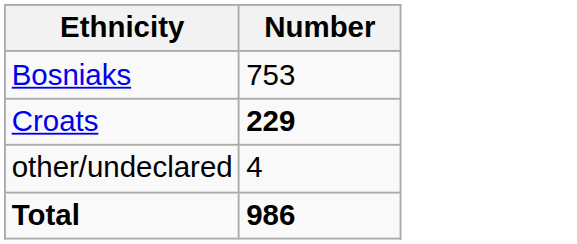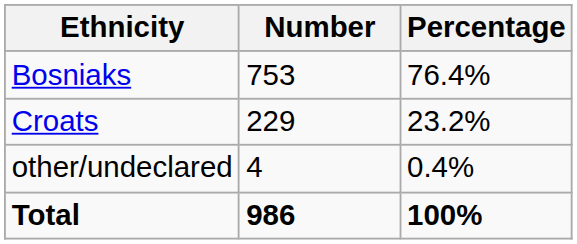+ column: (486, 27)
(271, 121) bold -> (271, 121) normal
